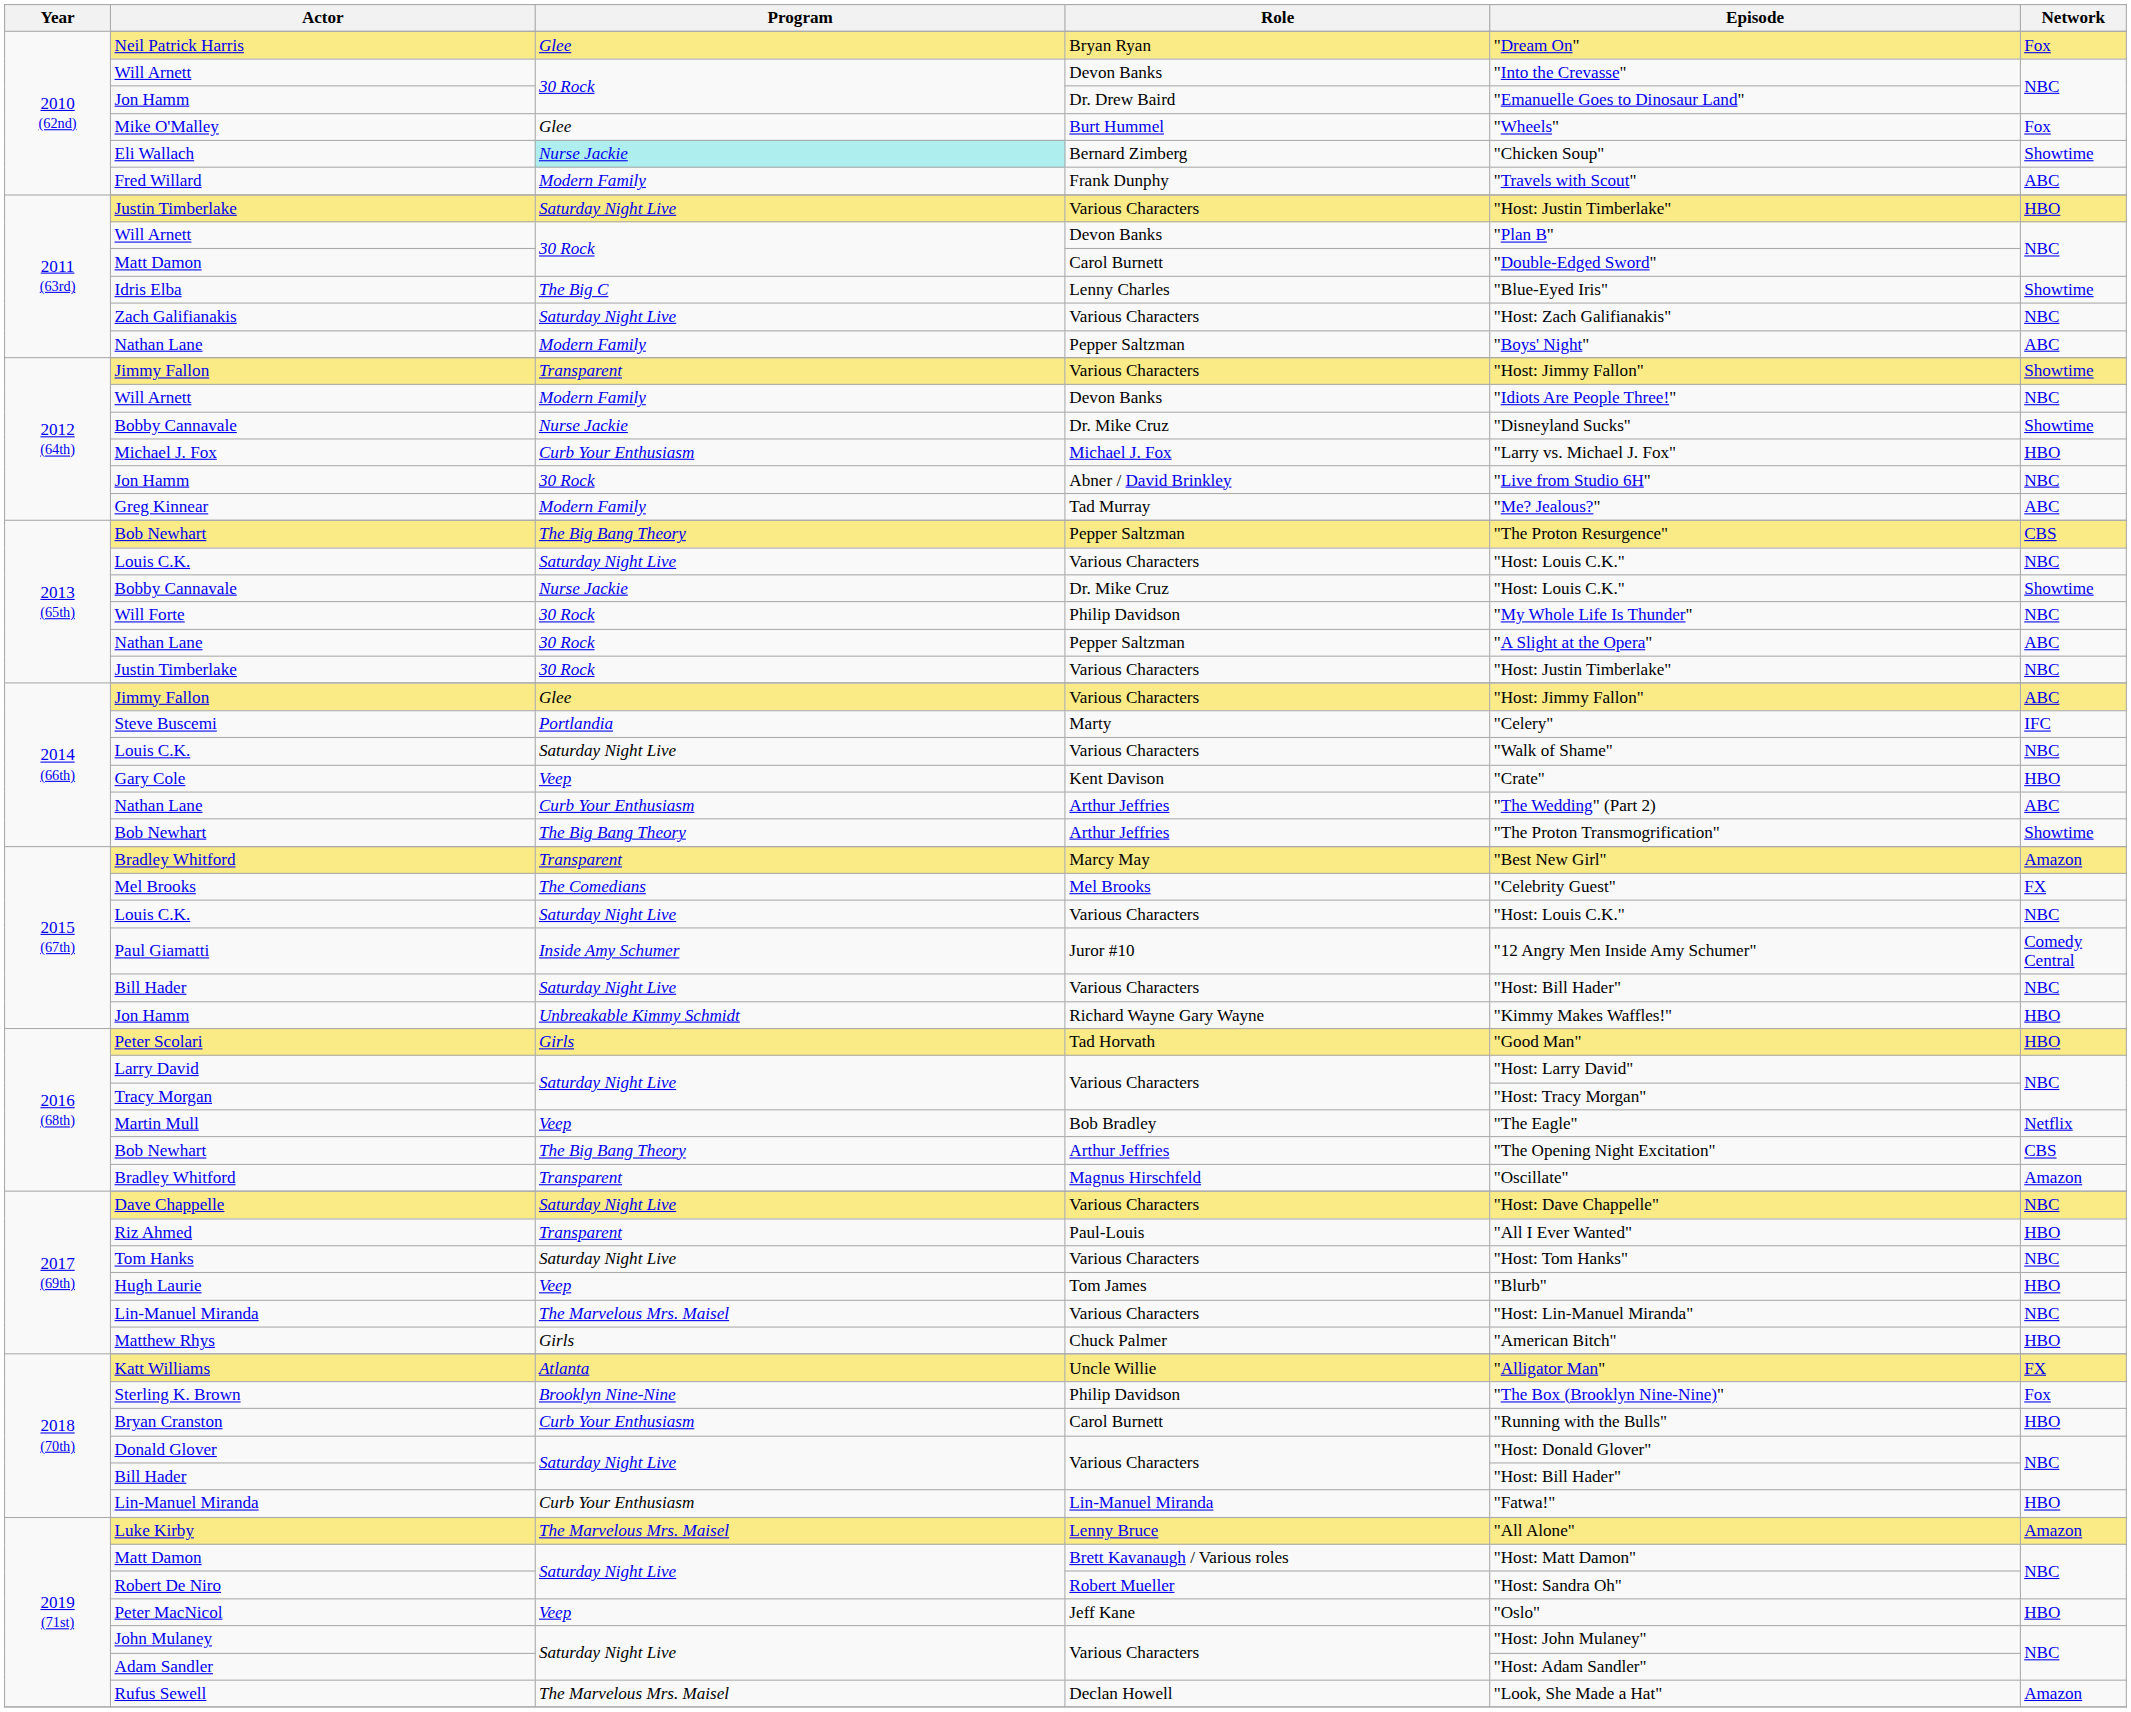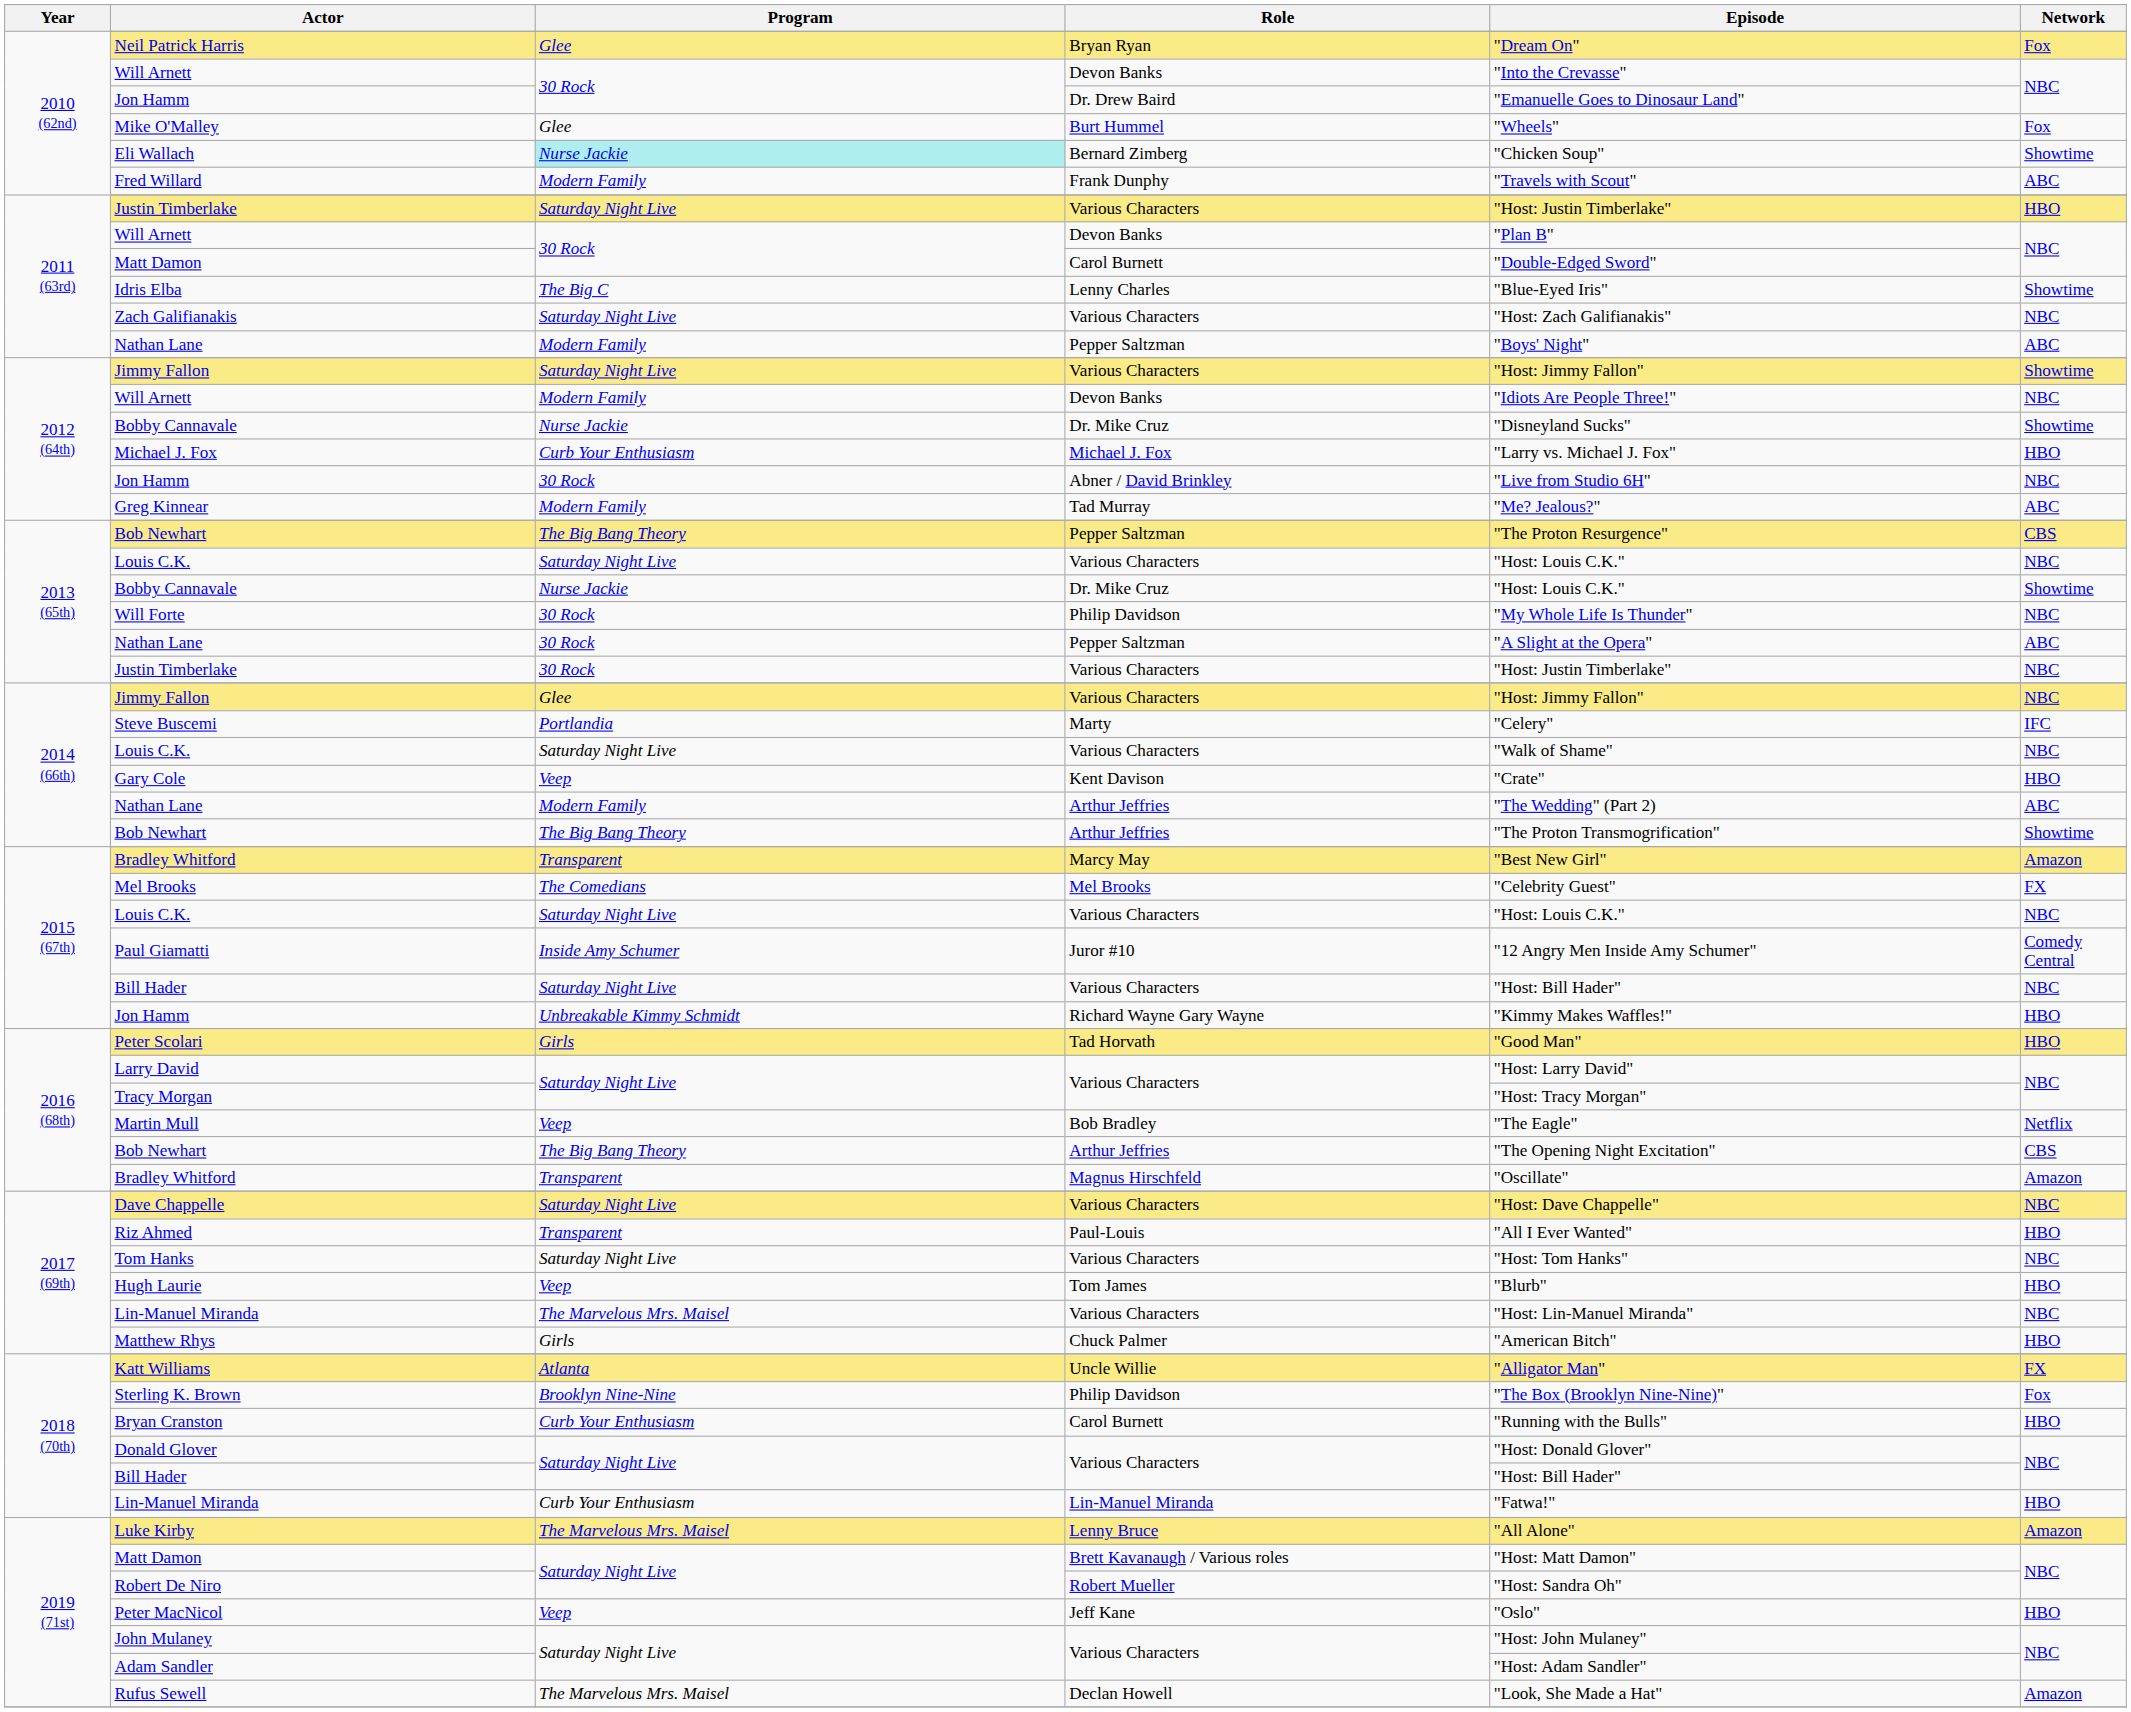(580, 371) Transparent -> (608, 371) Saturday Night Live
(2042, 696) ABC -> (2042, 696) NBC
(617, 805) Curb Your Enthusiasm -> (592, 805) Modern Family
